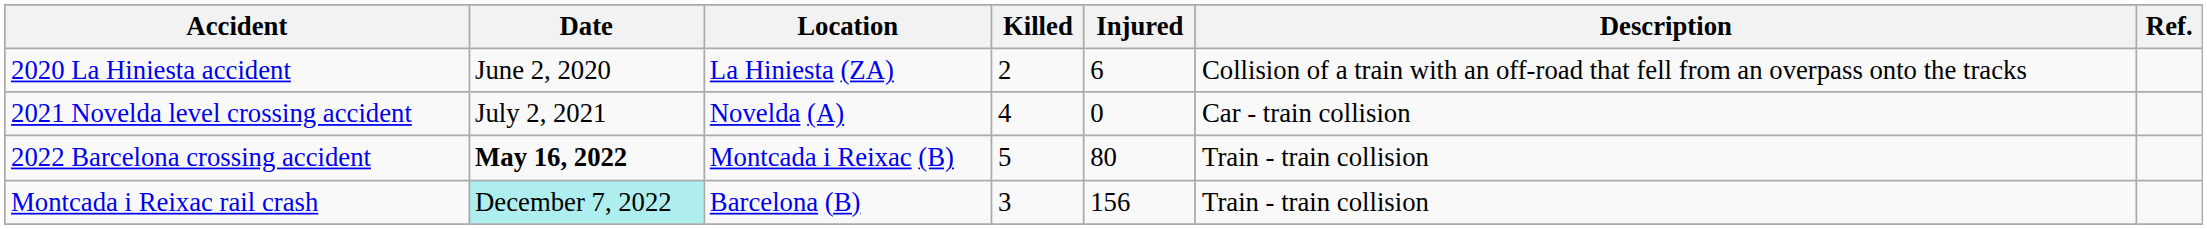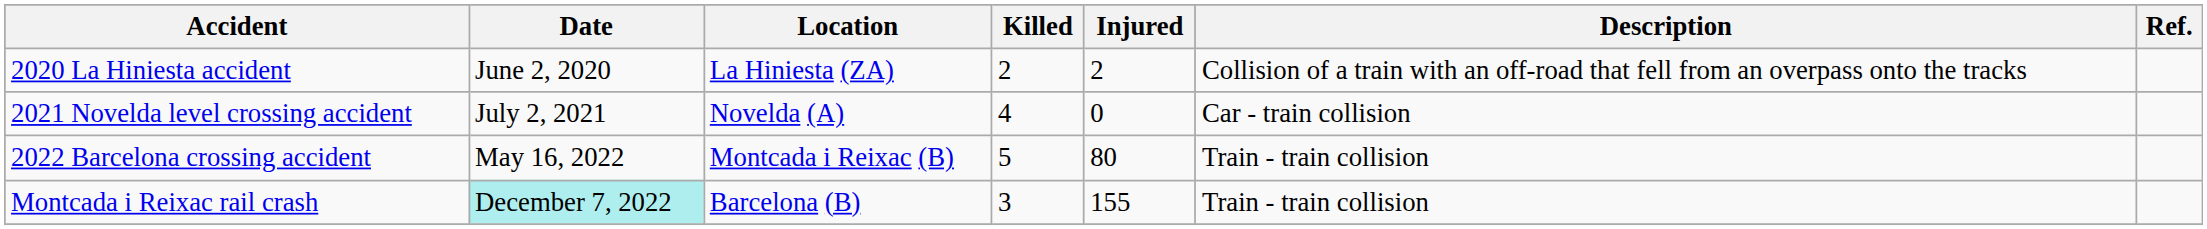(1097, 70) 6 -> (1097, 70) 2
(551, 157) bold -> (550, 157) normal
(1110, 201) 156 -> (1110, 201) 155
